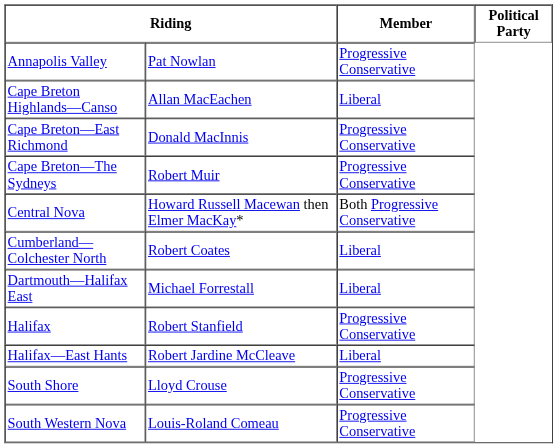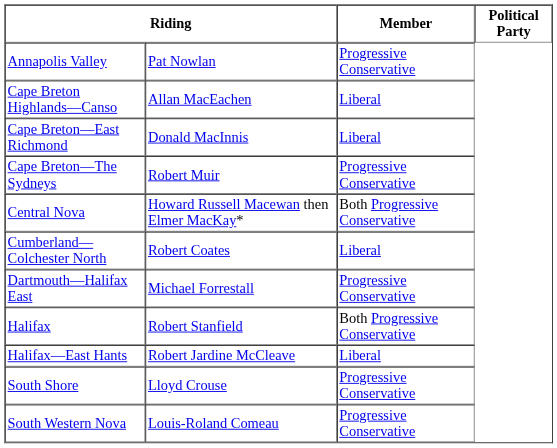(377, 137) Progressive Conservative -> (360, 137) Liberal
(360, 288) Liberal -> (377, 288) Progressive Conservative
(377, 326) Progressive Conservative -> (389, 326) Both Progressive Conservative
